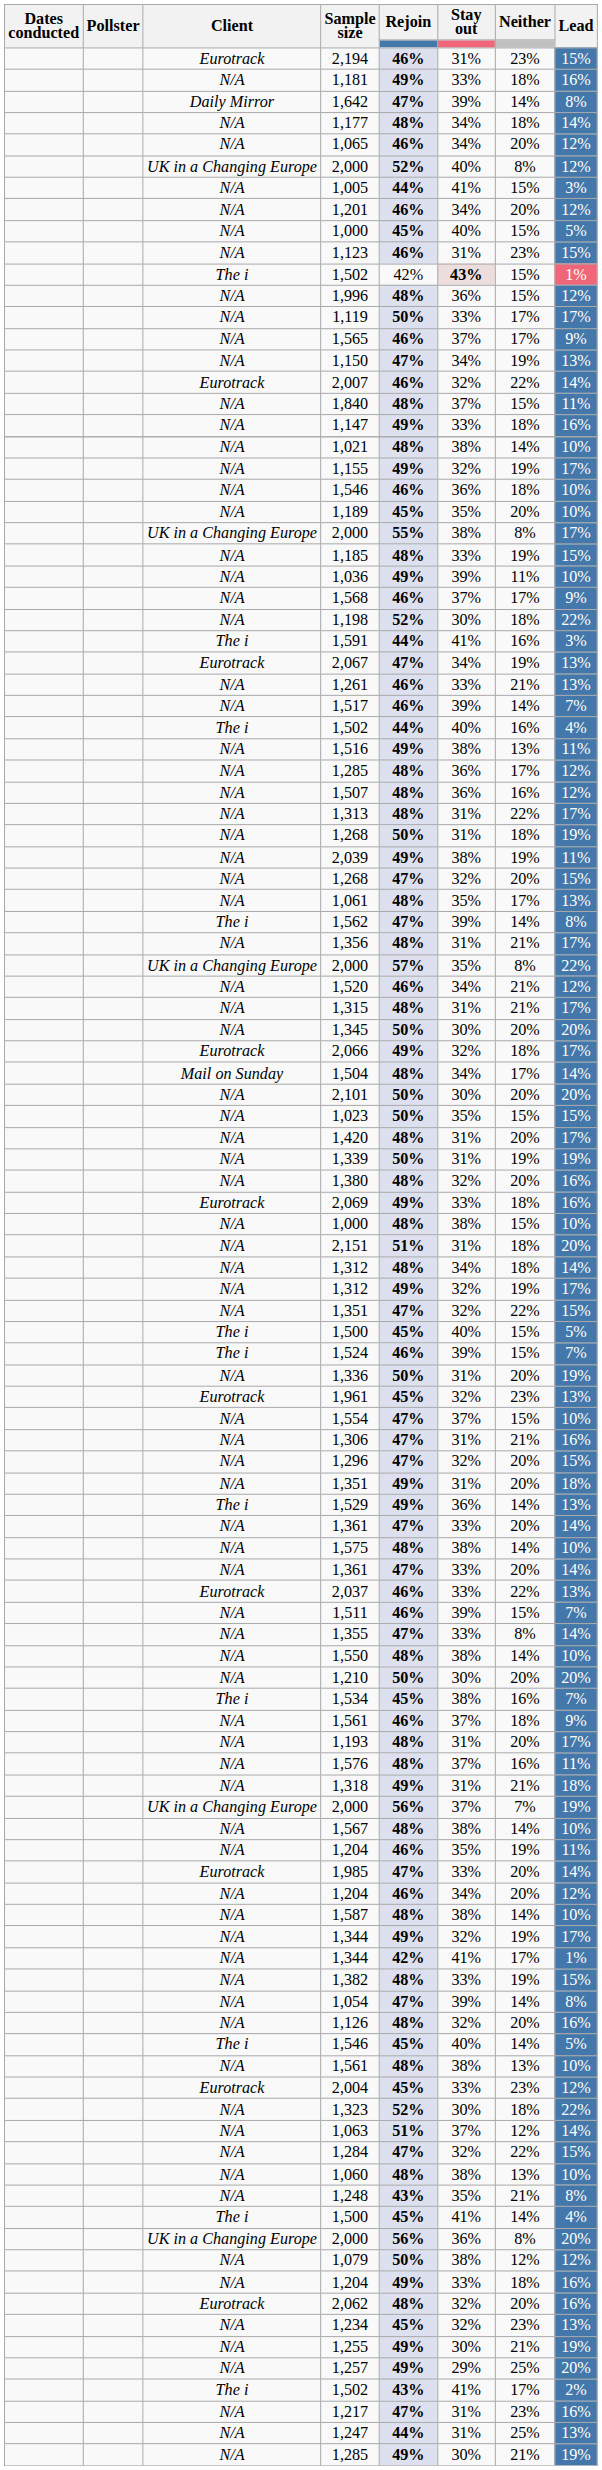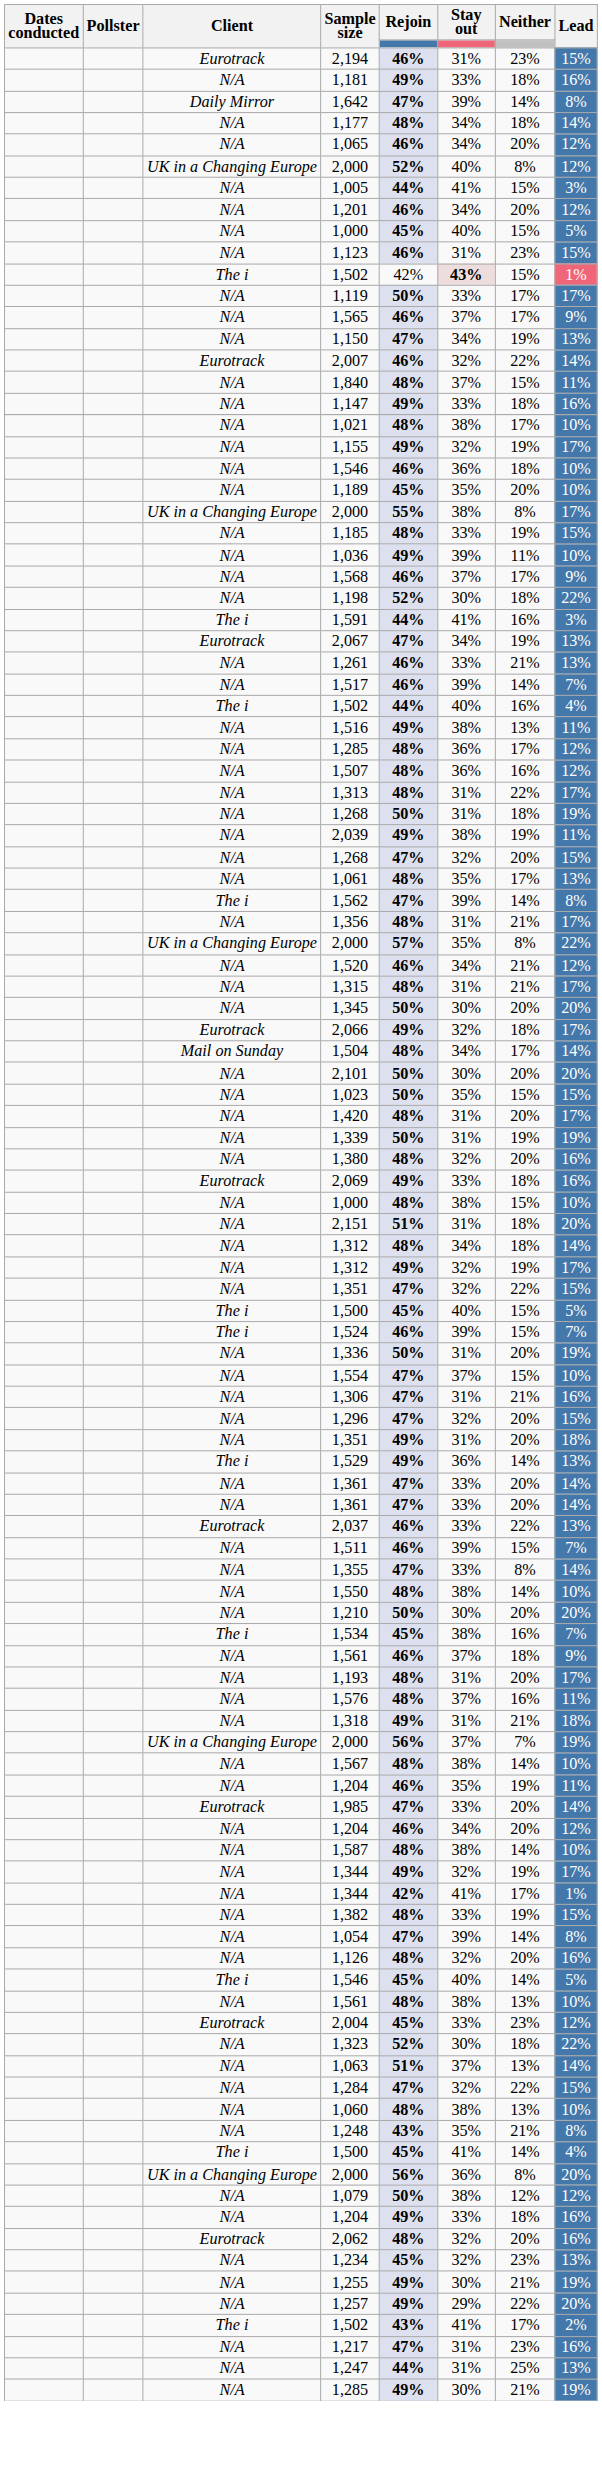- row: (232, 295)
(525, 447) 14% -> (525, 425) 17%
- row: (232, 1396)
- row: (232, 1548)
(525, 2130) 12% -> (525, 2066) 13%
(525, 2368) 25% -> (525, 2303) 22%
